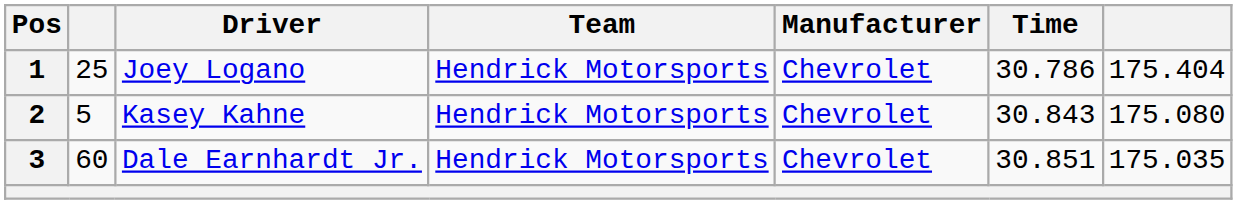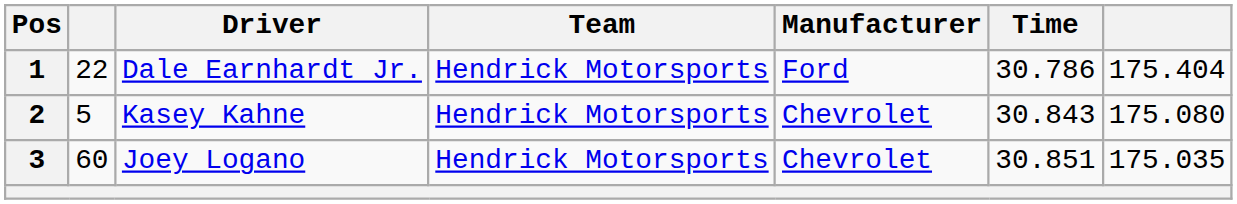(92, 73) 25 -> (92, 73) 22
(214, 73) Joey Logano -> (272, 73) Dale Earnhardt Jr.
(857, 73) Chevrolet -> (815, 73) Ford
(272, 162) Dale Earnhardt Jr. -> (214, 162) Joey Logano
